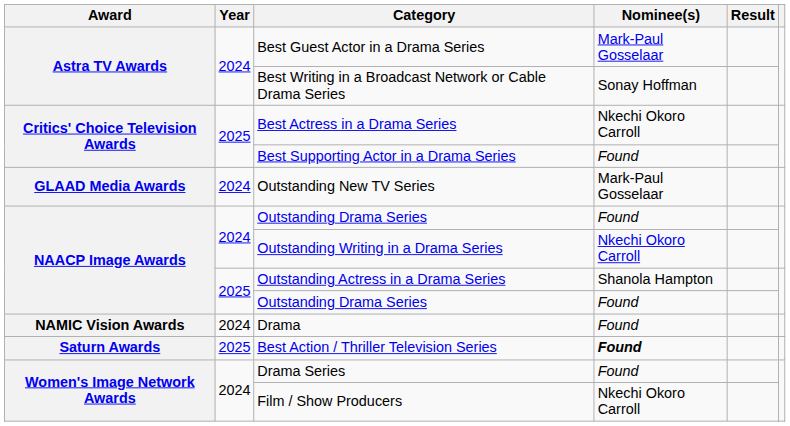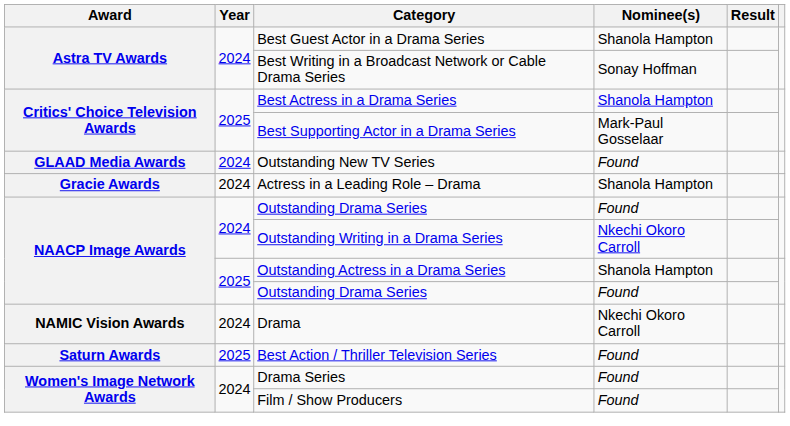(630, 46) Mark-Paul Gosselaar -> (655, 38) Shanola Hampton
(641, 124) Nkechi Okoro Carroll -> (655, 100) Shanola Hampton
(618, 155) Found -> (630, 131) Mark-Paul Gosselaar
(630, 186) Mark-Paul Gosselaar -> (618, 162) Found
+ row: (235, 185)
(618, 325) Found -> (641, 323) Nkechi Okoro Carroll
(620, 348) bold -> (618, 354) normal
(641, 401) Nkechi Okoro Carroll -> (618, 400) Found
